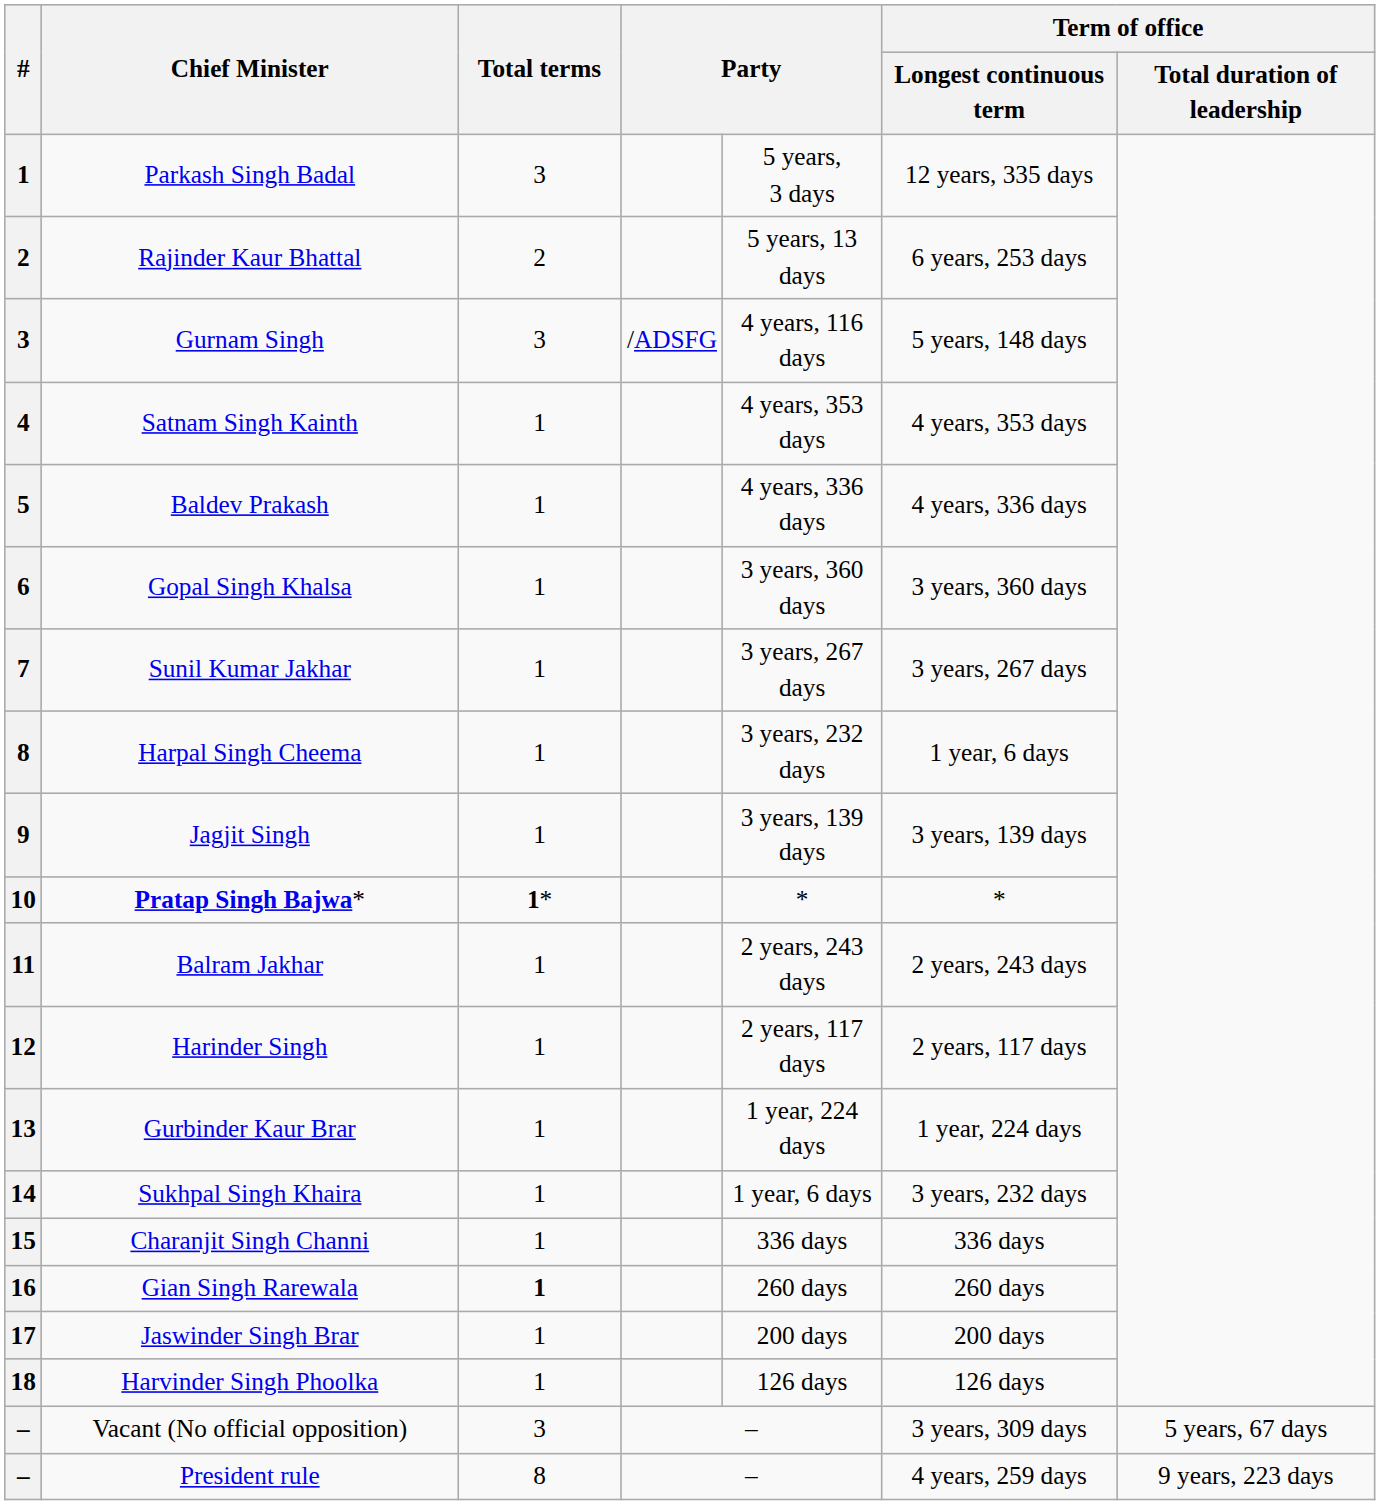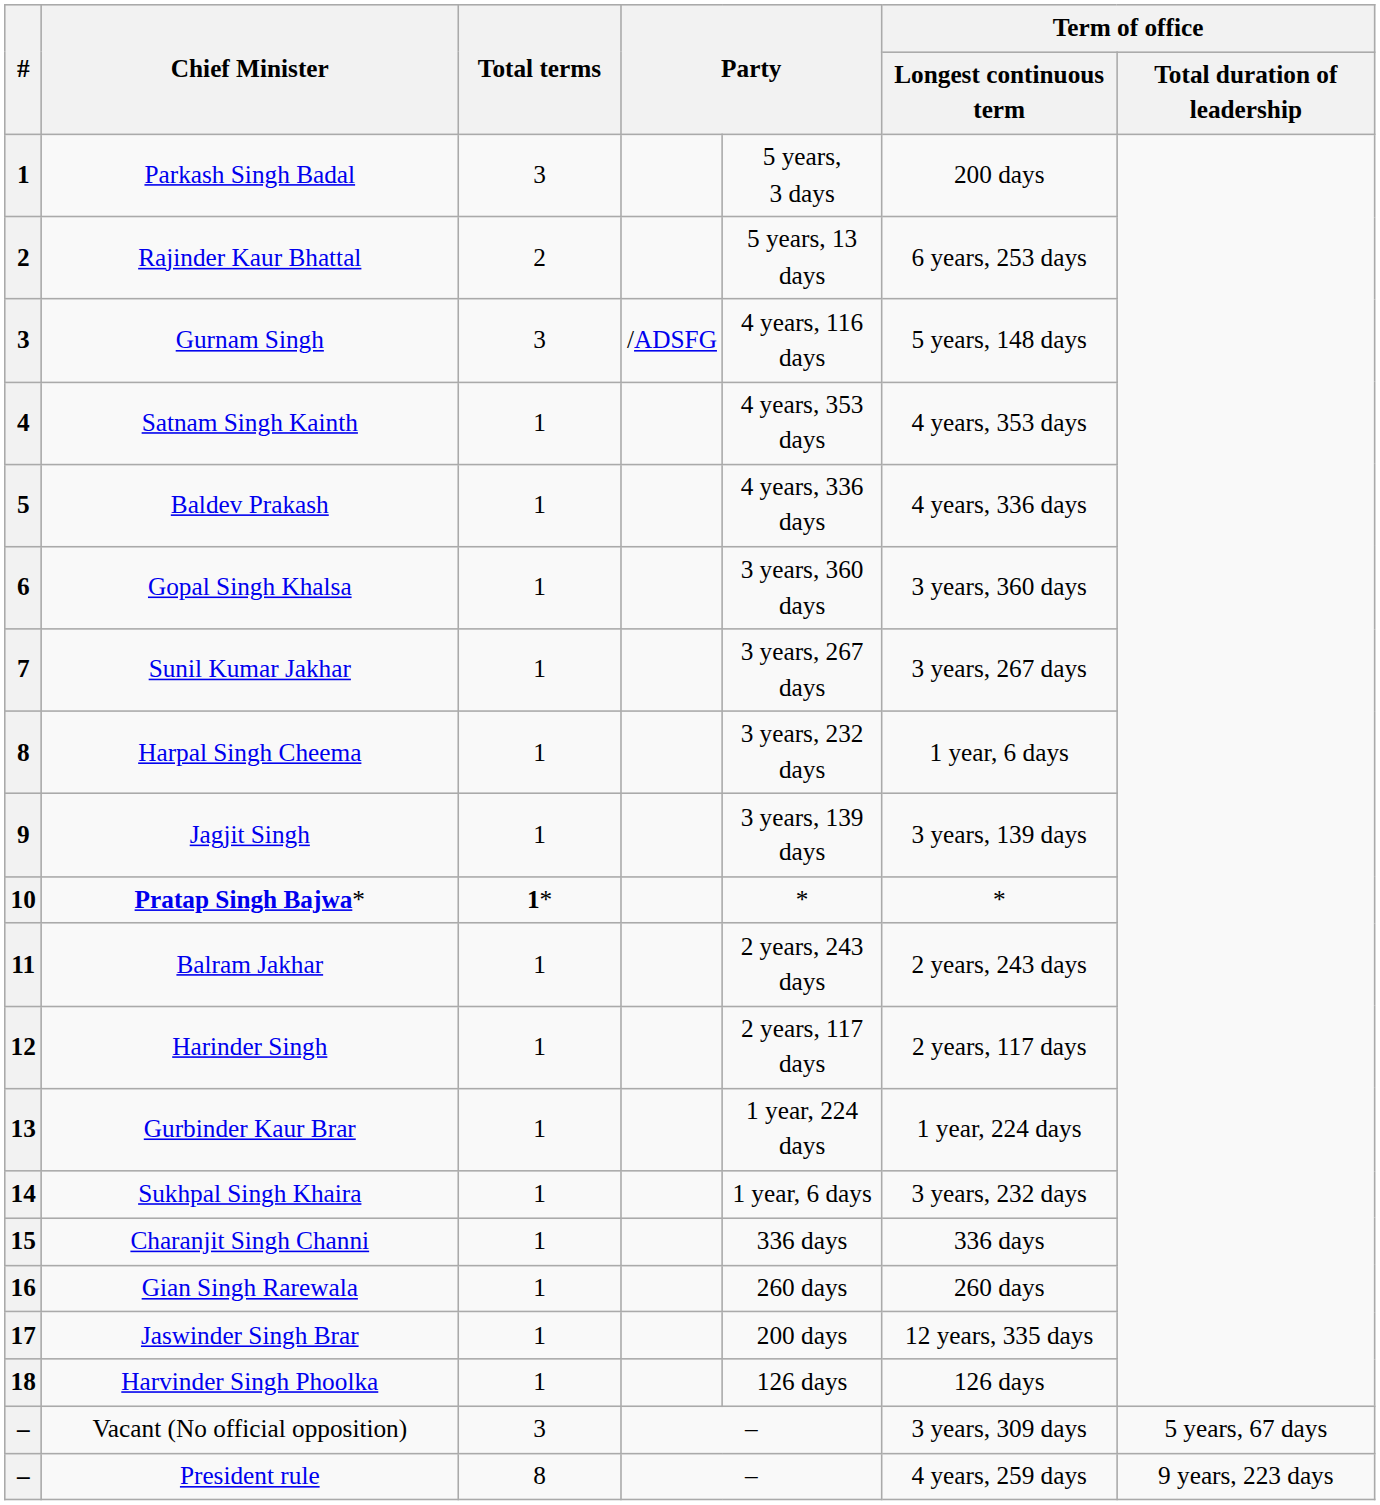(999, 174) 12 years, 335 days -> (999, 174) 200 days
(540, 1287) bold -> (540, 1287) normal
(999, 1334) 200 days -> (999, 1334) 12 years, 335 days
